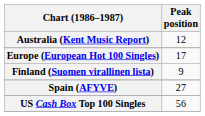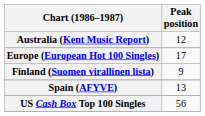(181, 87) 27 -> (181, 87) 13
